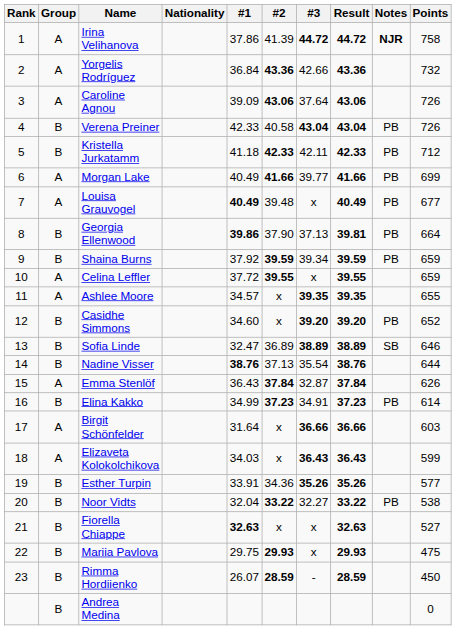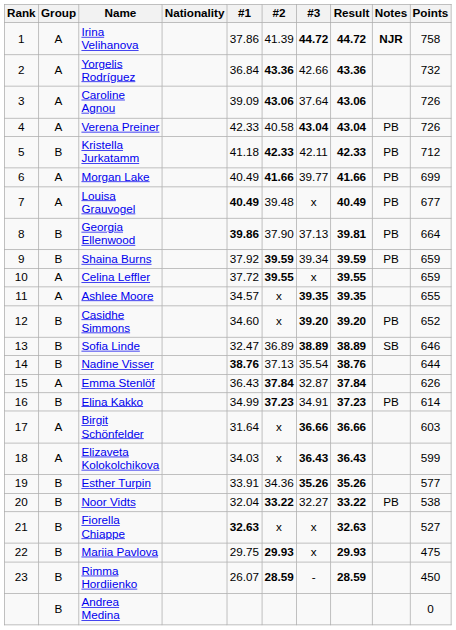(59, 127) B -> (59, 127) A
